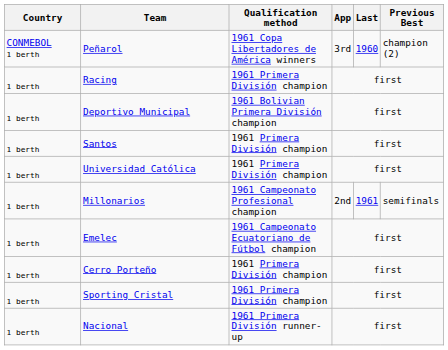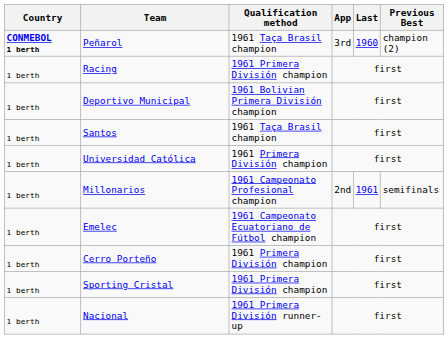(29, 49) normal -> (29, 43) bold
(274, 49) 1961 Copa Libertadores de América winners -> (277, 43) 1961 Taça Brasil champion
(279, 143) 1961 Primera División champion -> (277, 132) 1961 Taça Brasil champion
